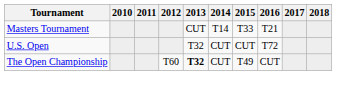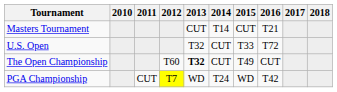(245, 29) T33 -> (246, 29) CUT
(245, 46) CUT -> (246, 46) T33
+ row: (47, 79)
